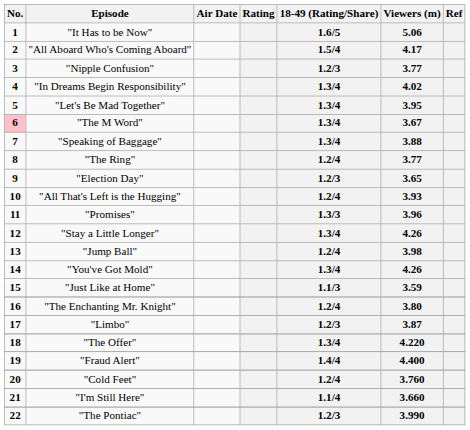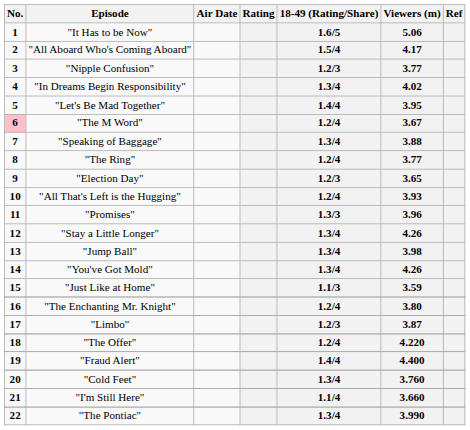(329, 105) 1.3/4 -> (329, 105) 1.4/4
(329, 123) 1.3/4 -> (329, 123) 1.2/4
(329, 251) 1.2/4 -> (329, 251) 1.3/4
(329, 343) 1.3/4 -> (329, 343) 1.2/4
(329, 379) 1.2/4 -> (329, 379) 1.3/4
(329, 416) 1.2/3 -> (329, 416) 1.3/4
